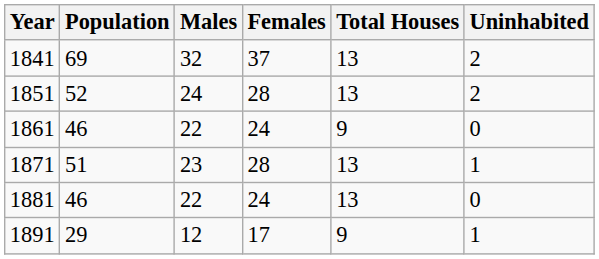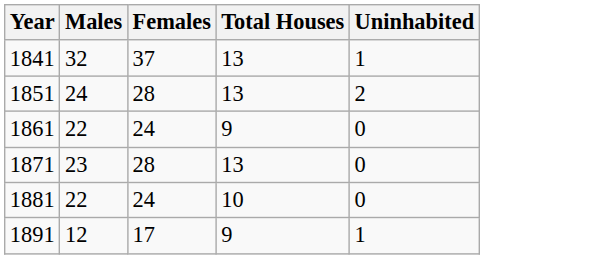- column: (117, 22)
(475, 57) 2 -> (360, 57) 1
(475, 164) 1 -> (360, 164) 0
(347, 199) 13 -> (232, 199) 10
